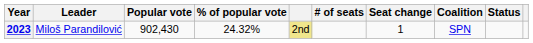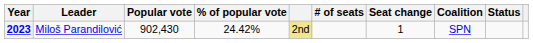(242, 30) 24.32% -> (242, 30) 24.42%
